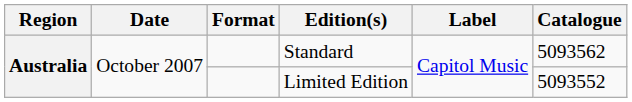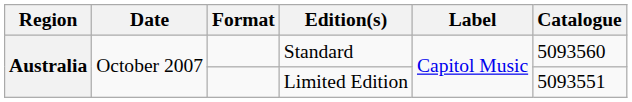(571, 50) 5093562 -> (571, 50) 5093560
(571, 81) 5093552 -> (571, 81) 5093551
